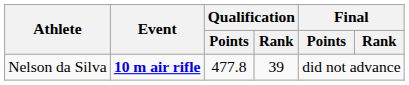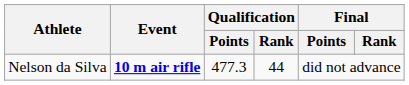(229, 67) 477.8 -> (229, 67) 477.3
(276, 67) 39 -> (276, 67) 44
